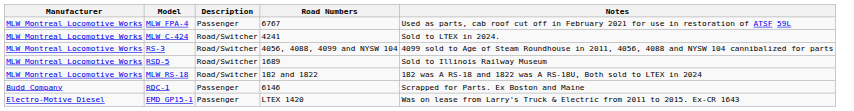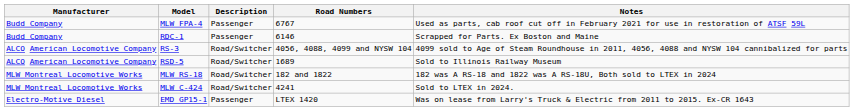(74, 23) MLW Montreal Locomotive Works -> (34, 23) Budd Company
rows swapped: (158, 87) <-> (167, 36)
(74, 49) MLW Montreal Locomotive Works -> (81, 49) ALCO American Locomotive Company
(74, 62) MLW Montreal Locomotive Works -> (81, 62) ALCO American Locomotive Company
